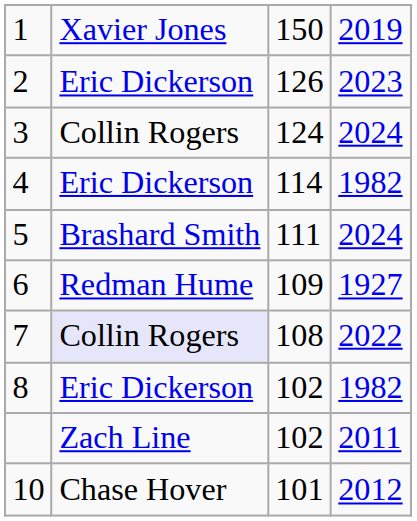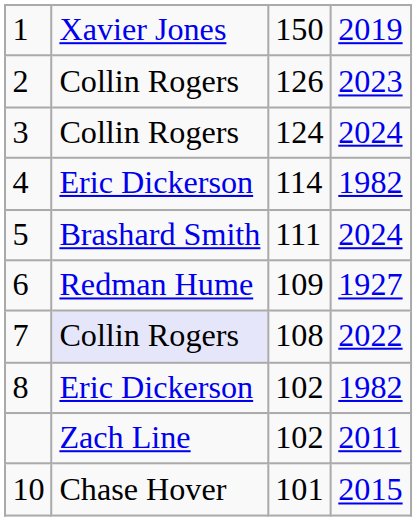(156, 81) Eric Dickerson -> (149, 81) Collin Rogers
(370, 489) 2012 -> (370, 489) 2015
